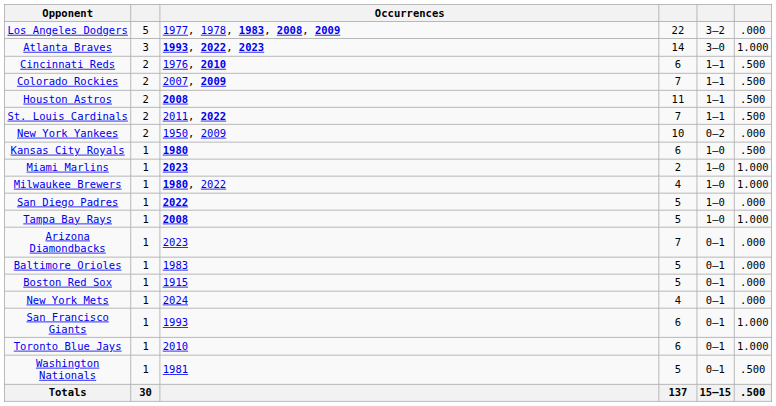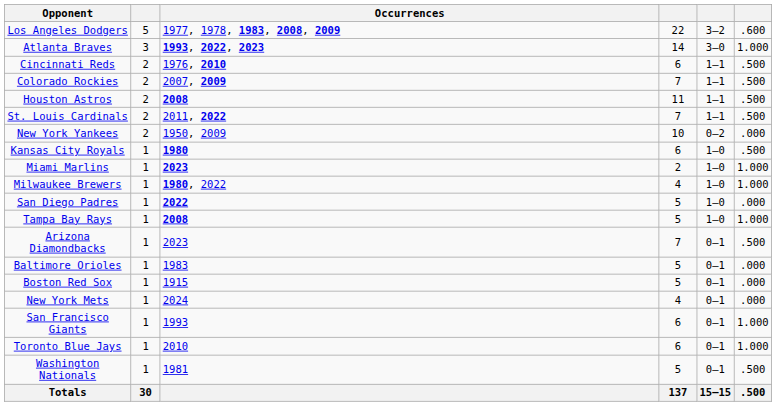(753, 30) .000 -> (753, 30) .600
(753, 242) .000 -> (753, 242) .500
